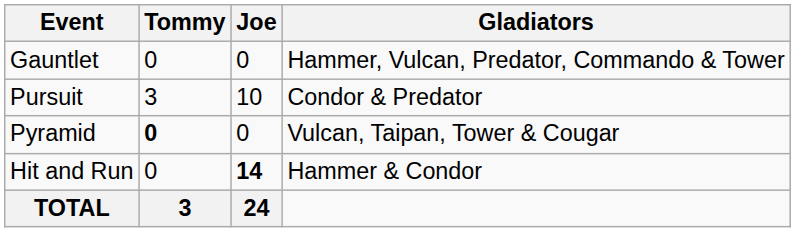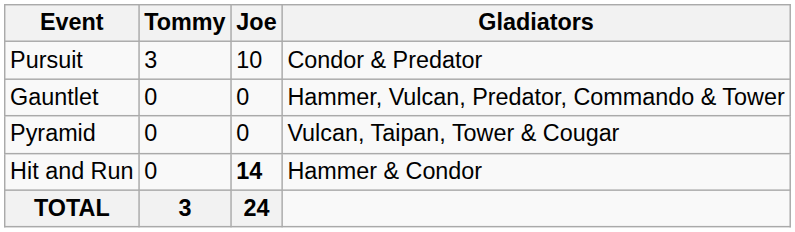rows swapped: (54, 60) <-> (46, 97)
(151, 134) bold -> (151, 134) normal
